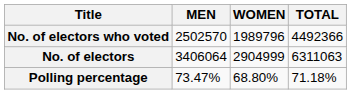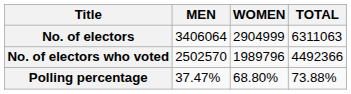rows swapped: (88, 57) <-> (88, 36)
(198, 78) 73.47% -> (198, 78) 37.47%
(314, 78) 71.18% -> (314, 78) 73.88%
